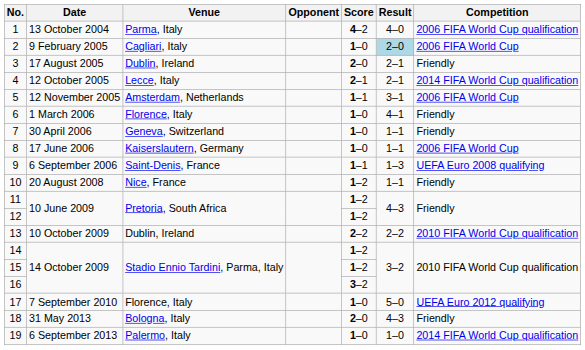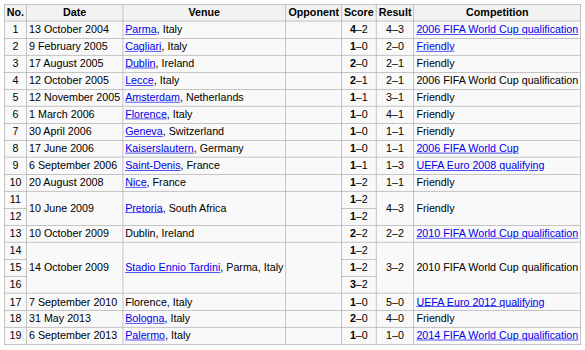(395, 30) 4–0 -> (395, 30) 4–3
(395, 47) lightblue background -> (395, 47) no background
(468, 47) 2006 FIFA World Cup -> (435, 47) Friendly
(497, 81) 2014 FIFA World Cup qualification -> (497, 81) 2006 FIFA World Cup qualification
(468, 98) 2006 FIFA World Cup -> (435, 98) Friendly
(395, 319) 4–3 -> (395, 319) 4–0
